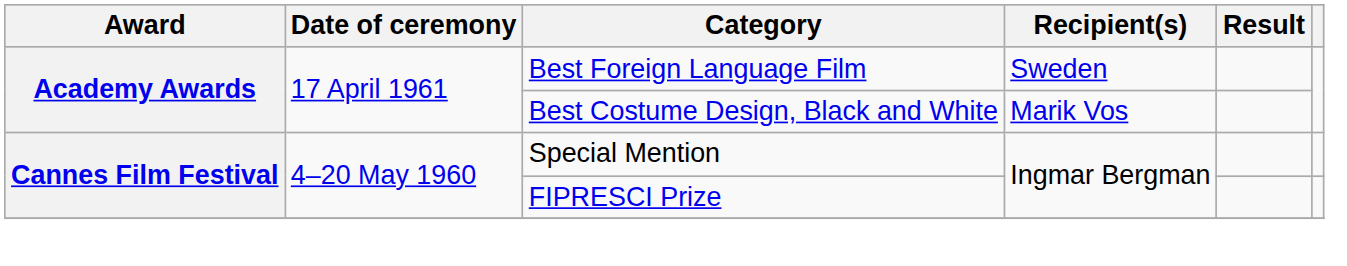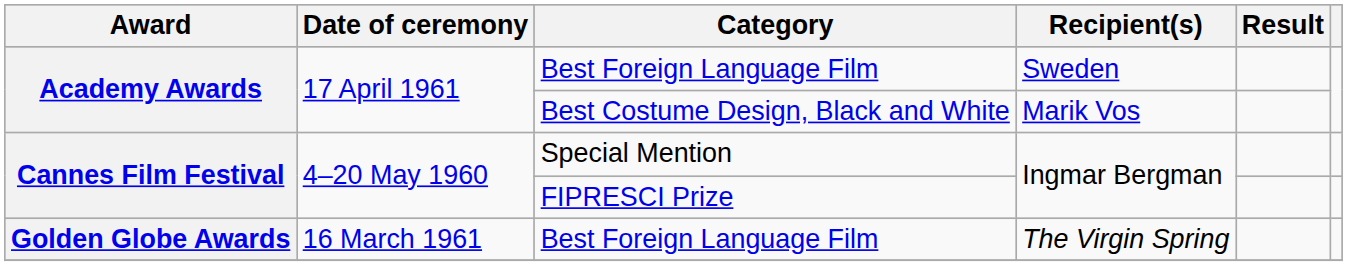+ row: (710, 238)
